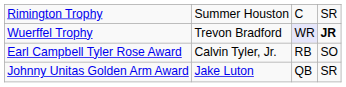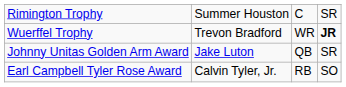(305, 33) lavender background -> (305, 33) no background
rows swapped: (98, 71) <-> (94, 52)
